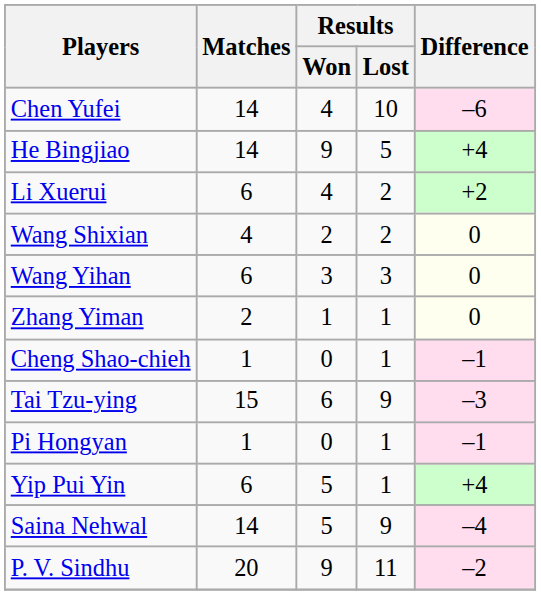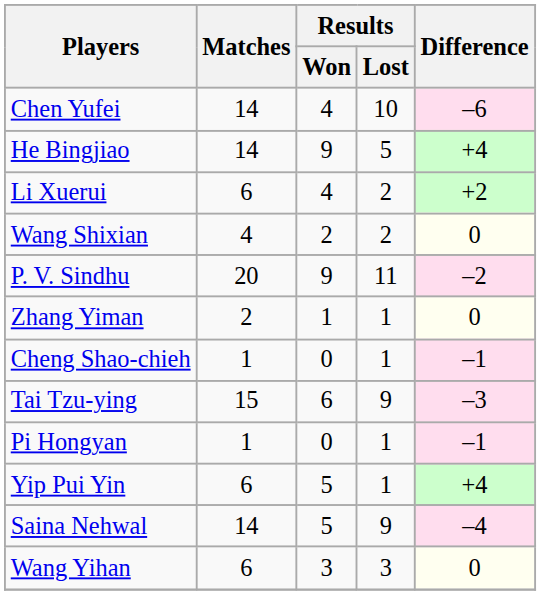rows swapped: (71, 275) <-> (70, 567)
